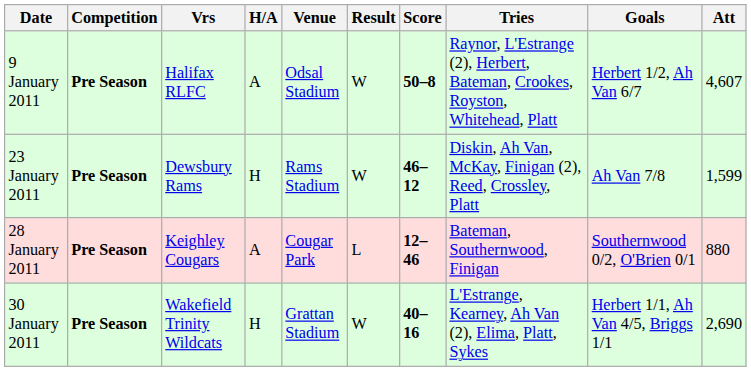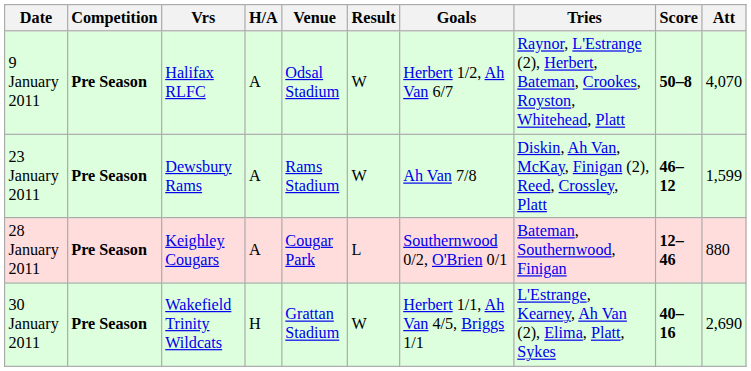columns swapped: (422, 17) <-> (645, 17)
(724, 82) 4,607 -> (724, 82) 4,070
(255, 175) H -> (255, 175) A
